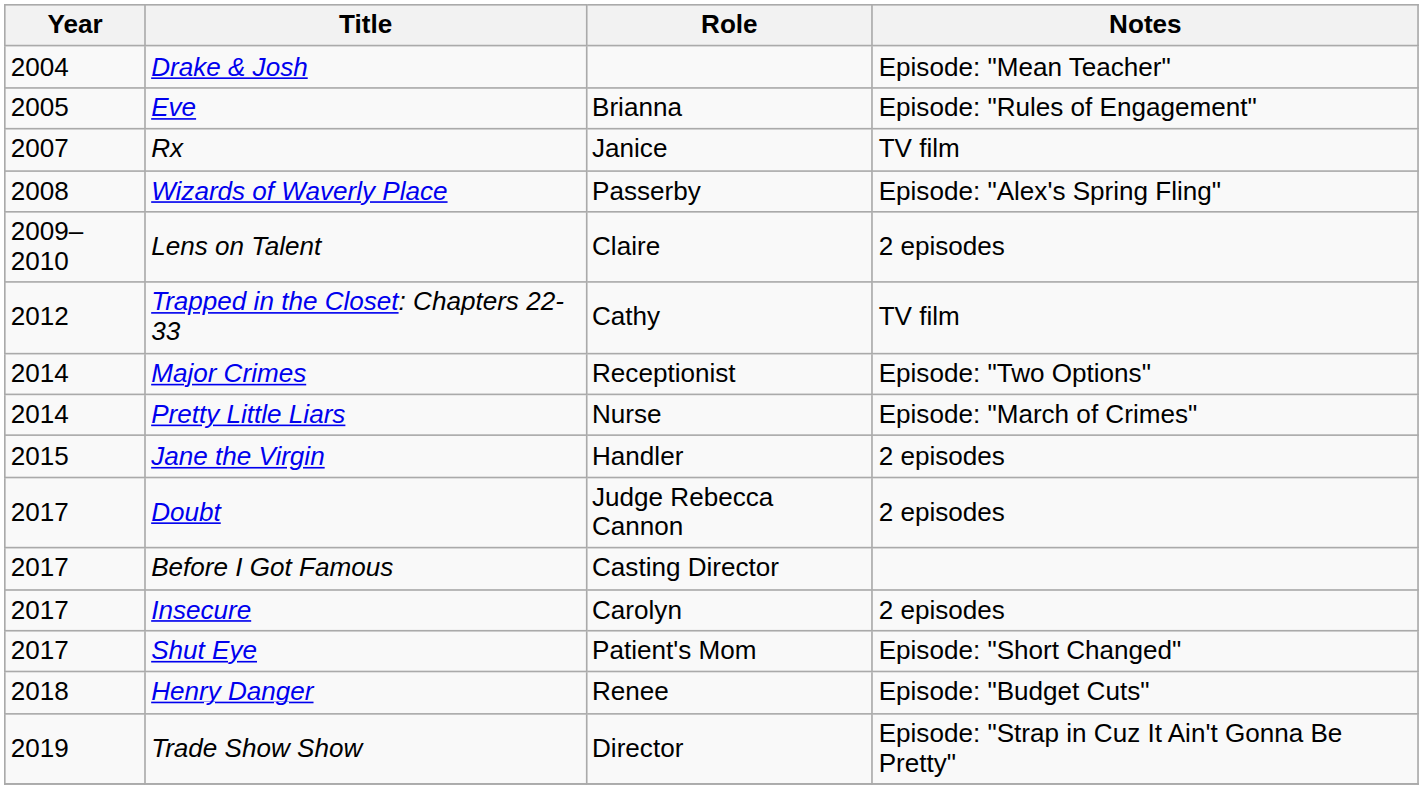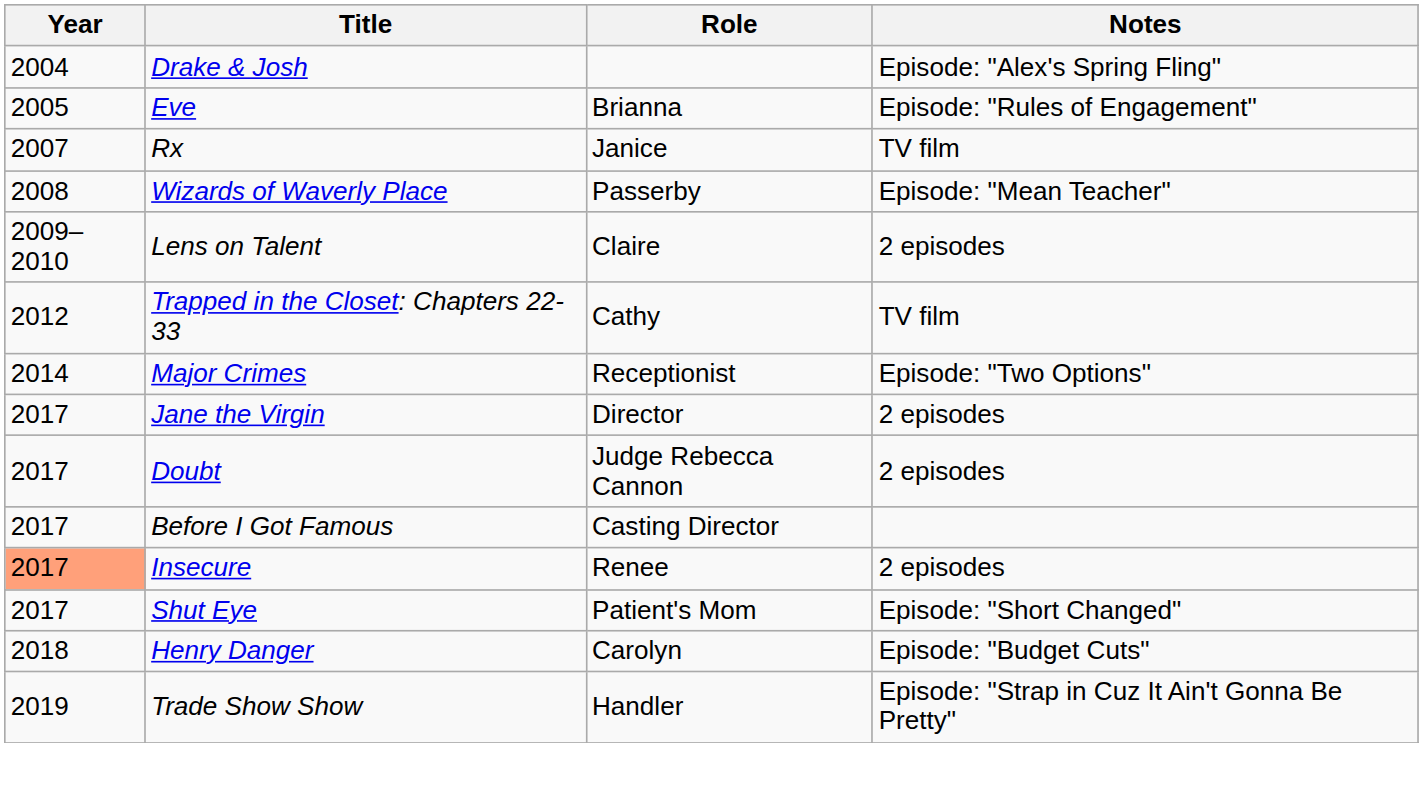(1025, 66) Episode: "Mean Teacher" -> (1050, 66) Episode: "Alex's Spring Fling"
(1050, 190) Episode: "Alex's Spring Fling" -> (1025, 190) Episode: "Mean Teacher"
- row: (248, 414)
(40, 456) 2015 -> (40, 414) 2017
(638, 456) Handler -> (638, 414) Director
(40, 609) no background -> (40, 568) lightsalmon background
(637, 609) Carolyn -> (630, 568) Renee
(630, 692) Renee -> (637, 650) Carolyn
(638, 748) Director -> (638, 706) Handler
